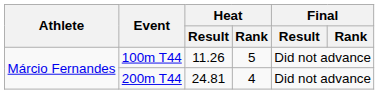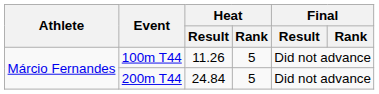(209, 79) 24.81 -> (209, 79) 24.84
(252, 79) 4 -> (252, 79) 5
